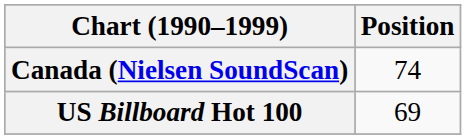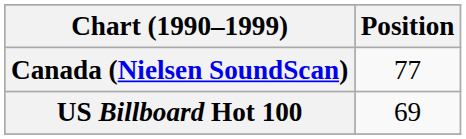(408, 69) 74 -> (408, 69) 77
